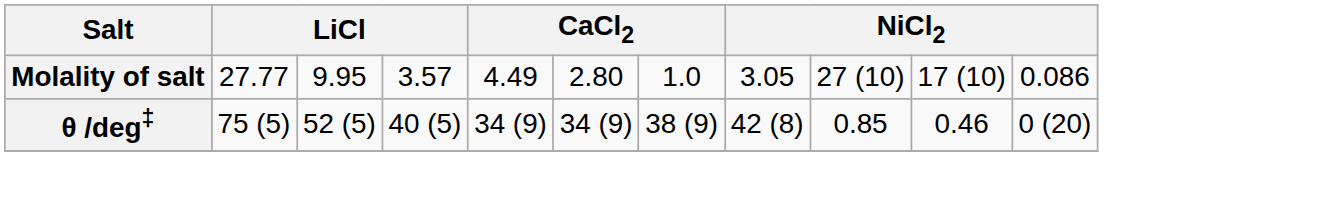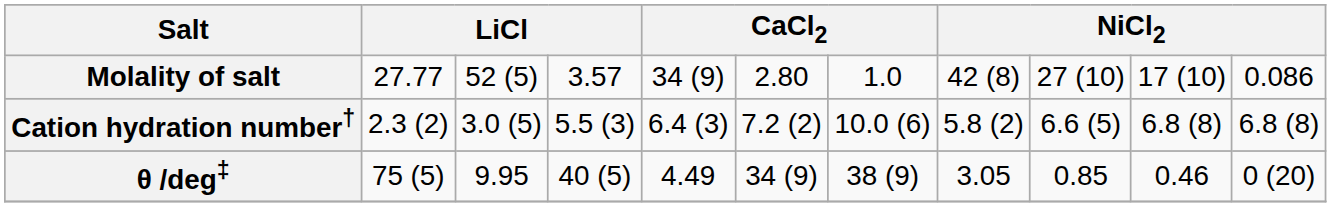(339, 76) 9.95 -> (502, 76) 52 (5)
(511, 76) 4.49 -> (688, 76) 34 (9)
(767, 76) 3.05 -> (984, 76) 42 (8)
+ row: (183, 124)
(339, 124) 52 (5) -> (502, 175) 9.95
(511, 124) 34 (9) -> (688, 175) 4.49
(767, 124) 42 (8) -> (984, 175) 3.05
